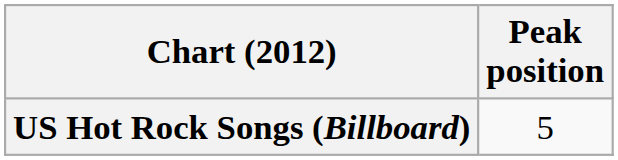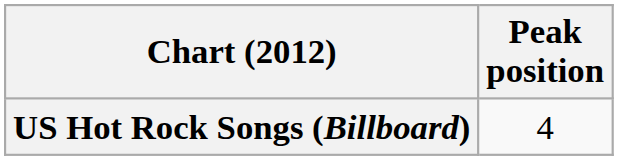(545, 126) 5 -> (545, 126) 4
